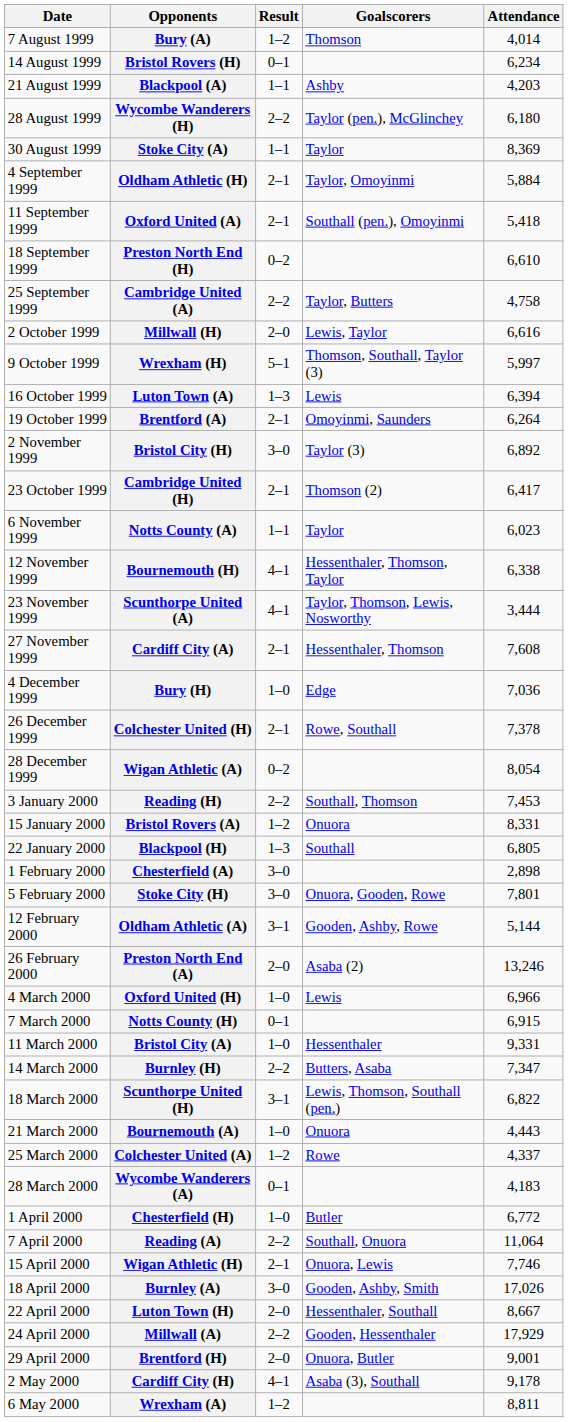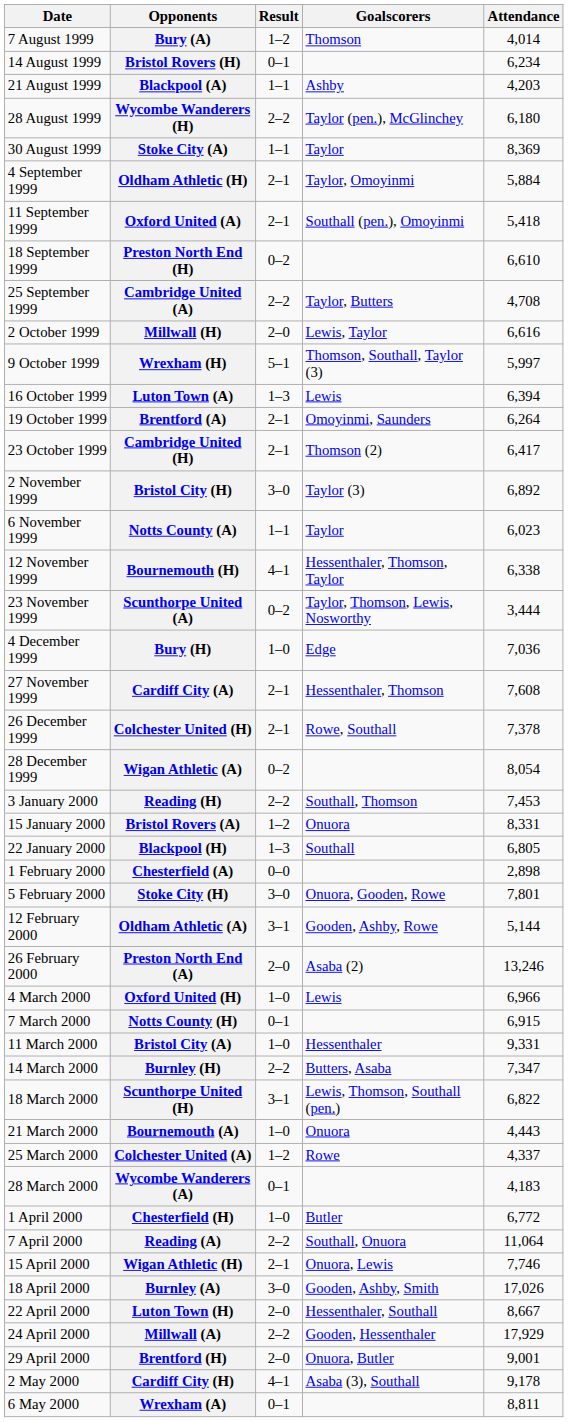(524, 300) 4,758 -> (524, 300) 4,708
rows swapped: (183, 490) <-> (183, 450)
(279, 610) 4–1 -> (279, 610) 0–2
rows swapped: (183, 650) <-> (183, 690)
(279, 871) 3–0 -> (279, 871) 0–0
(279, 1404) 1–2 -> (279, 1404) 0–1
